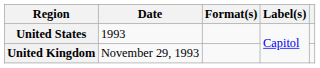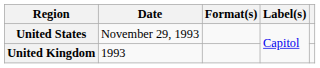(113, 33) 1993 -> (150, 33) November 29, 1993
(150, 53) November 29, 1993 -> (113, 53) 1993
